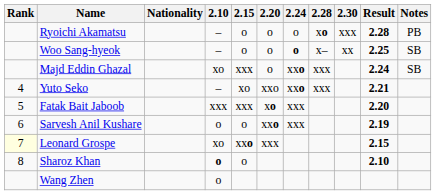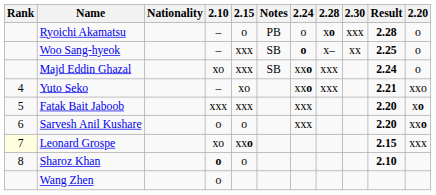columns swapped: (270, 13) <-> (414, 13)
(244, 50) o -> (244, 50) xxx
(379, 124) 2.19 -> (386, 124) 2.20
